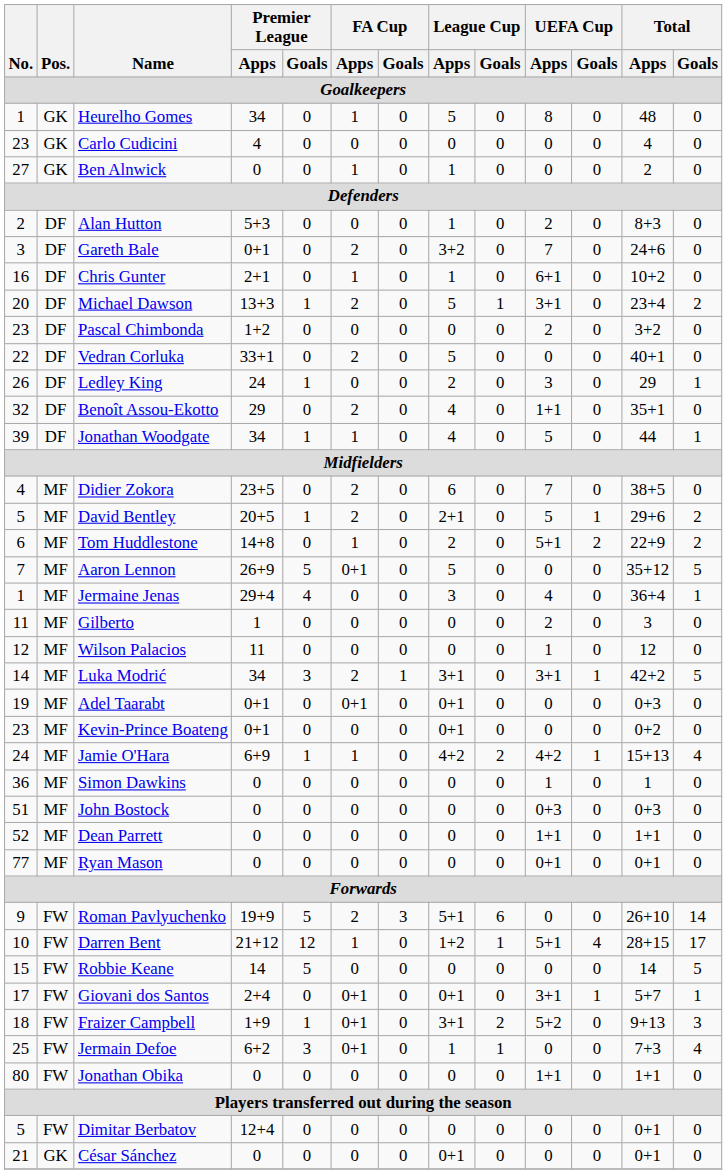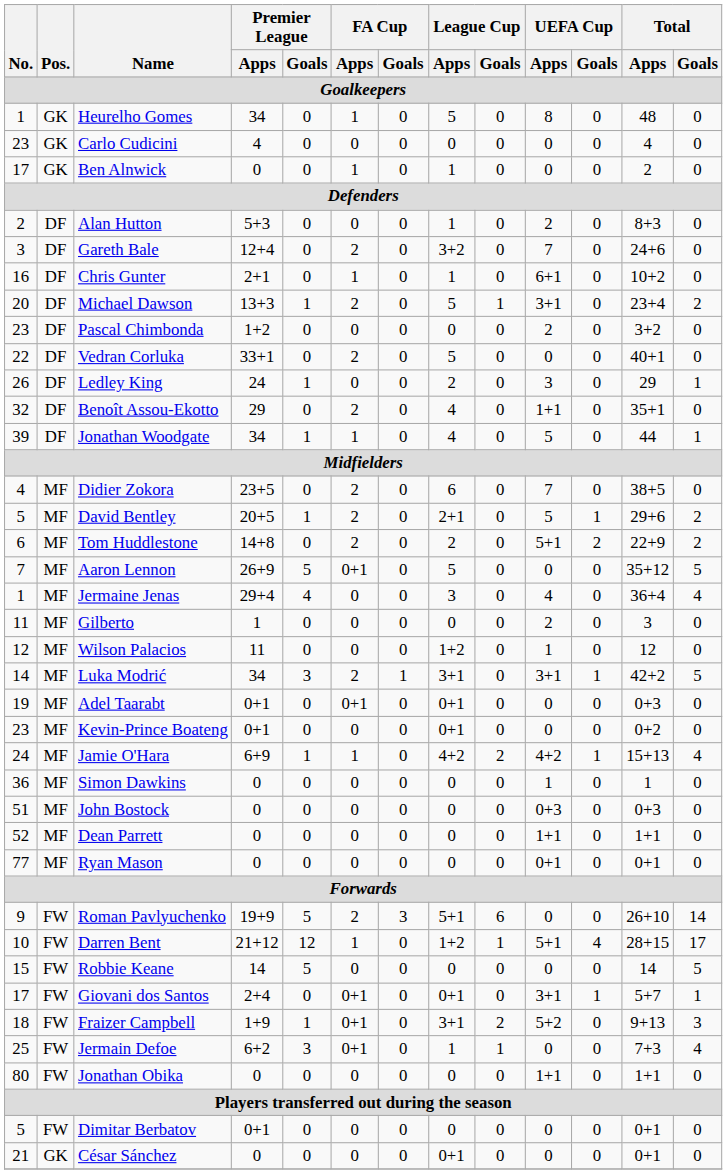(21, 169) 27 -> (21, 169) 17
(257, 249) 0+1 -> (257, 249) 12+4
(355, 542) 1 -> (355, 542) 2
(698, 596) 1 -> (698, 596) 4
(452, 649) 0 -> (452, 649) 1+2
(257, 1129) 12+4 -> (257, 1129) 0+1
